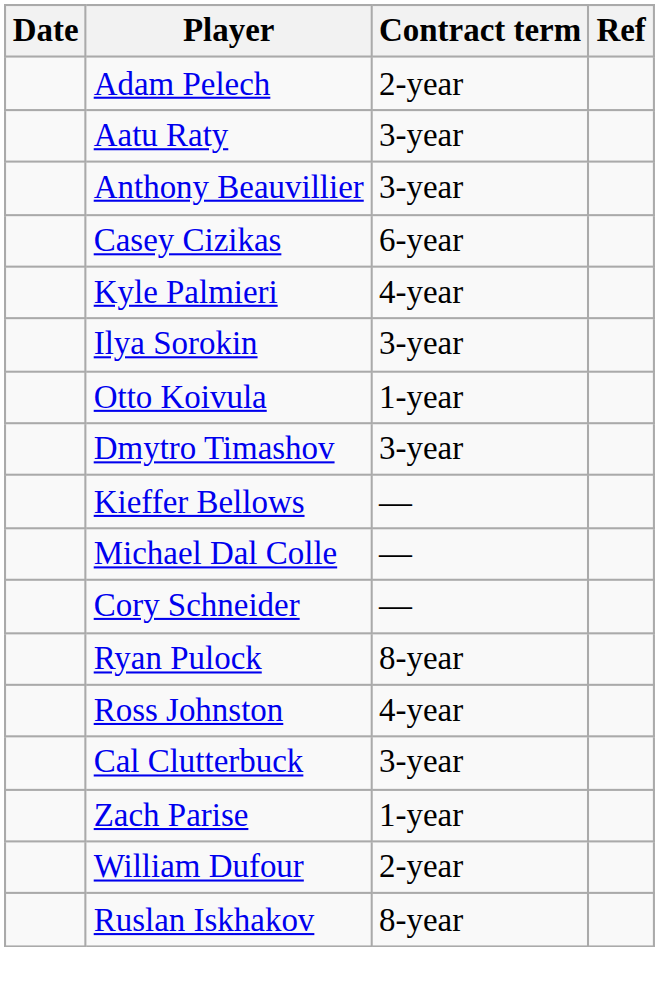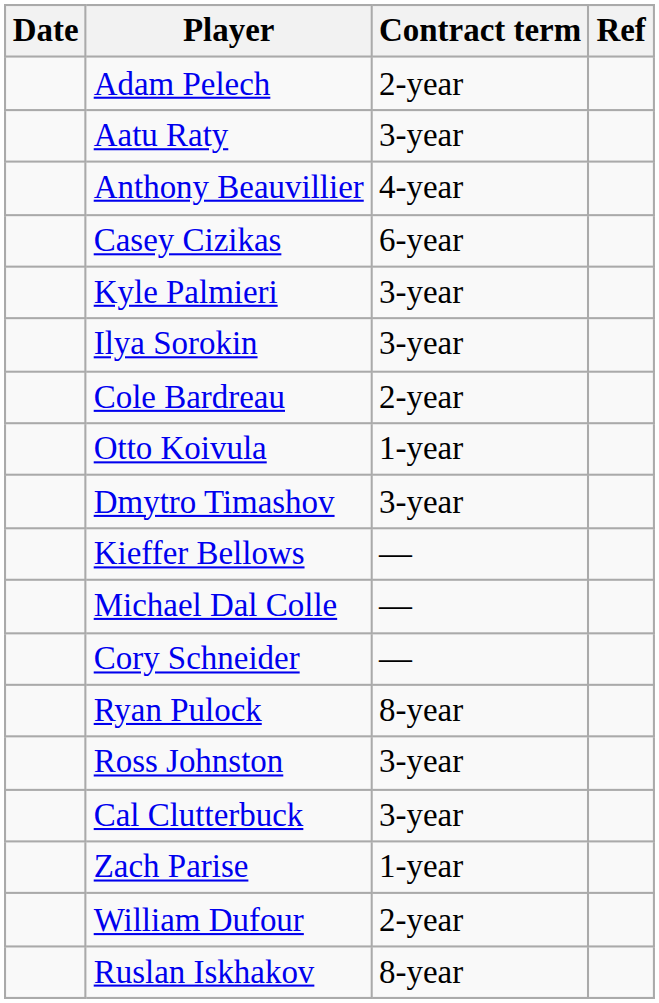(421, 187) 3-year -> (421, 187) 4-year
(421, 291) 4-year -> (421, 291) 3-year
+ row: (189, 396)
(421, 710) 4-year -> (421, 762) 3-year
